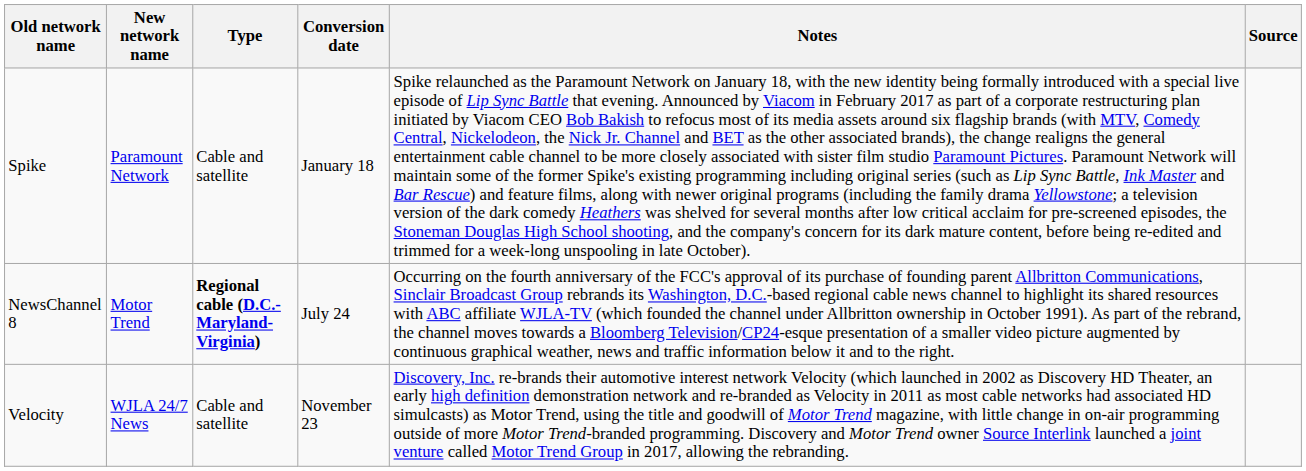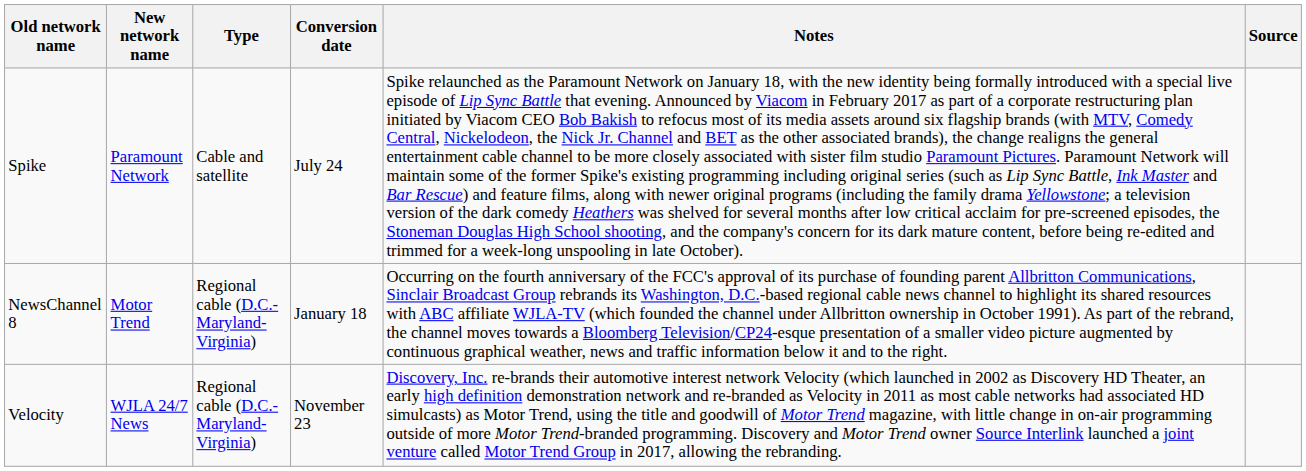(338, 165) January 18 -> (318, 165) July 24
(239, 313) bold -> (237, 313) normal
(326, 313) July 24 -> (330, 313) January 18
(230, 415) Cable and satellite -> (237, 415) Regional cable (D.C.-Maryland-Virginia)
